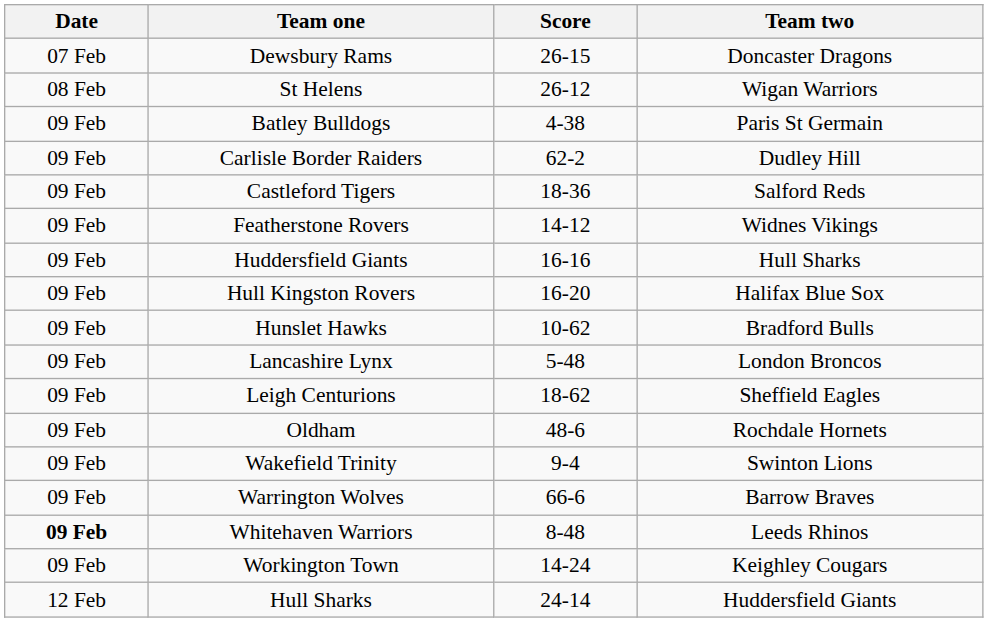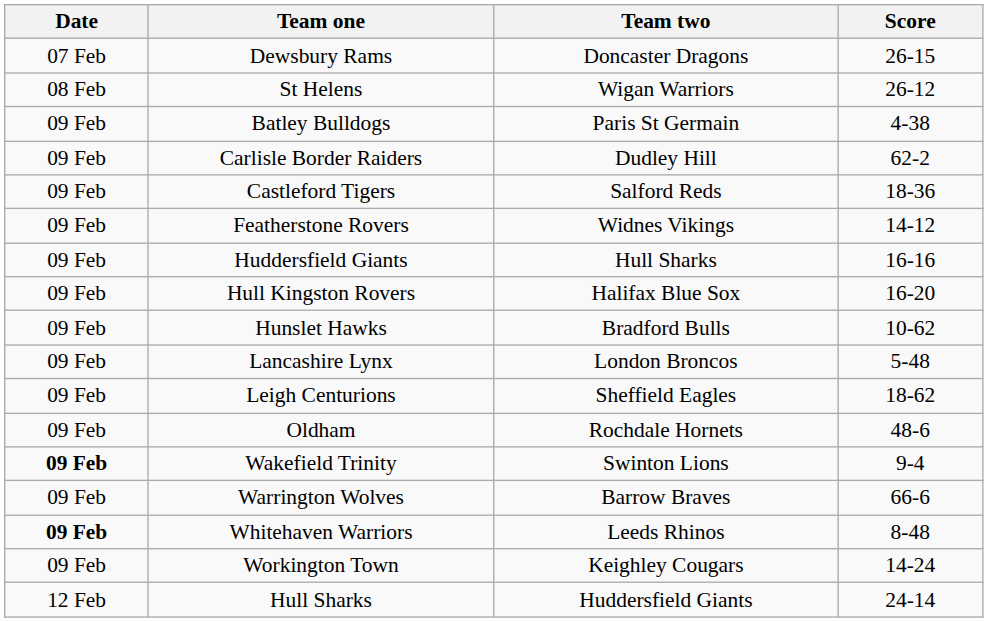columns swapped: (810, 21) <-> (565, 21)
(77, 463) normal -> (77, 463) bold
